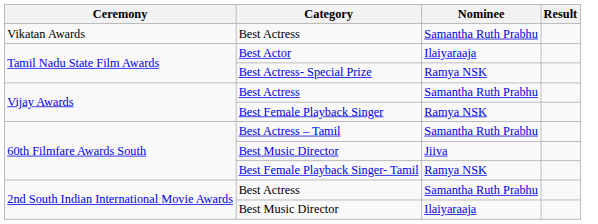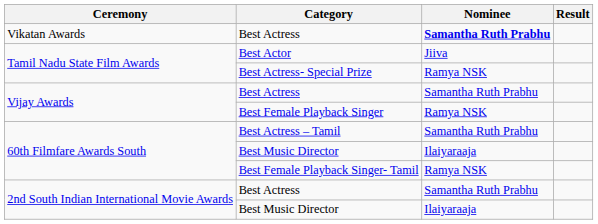(481, 33) normal -> (487, 33) bold
(450, 53) Ilaiyaraaja -> (436, 53) Jiiva
(436, 151) Jiiva -> (450, 151) Ilaiyaraaja
